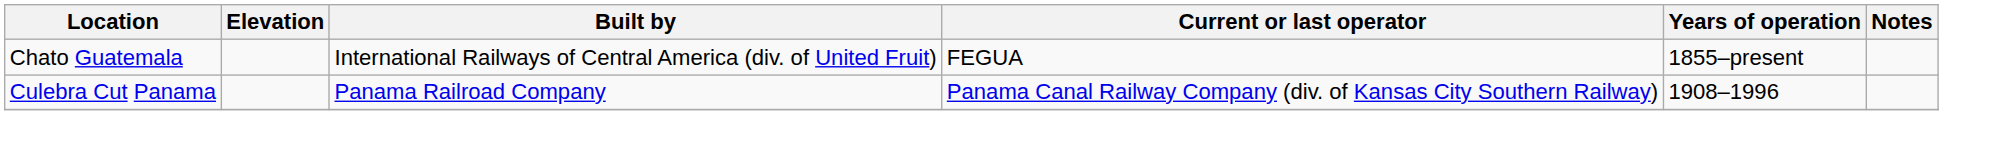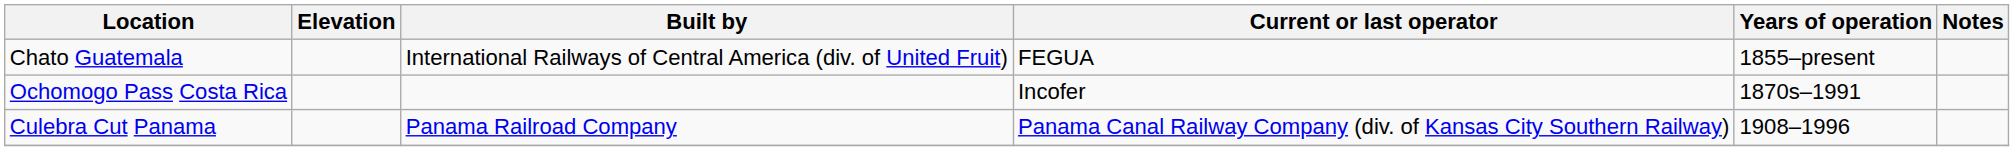+ row: (148, 92)
